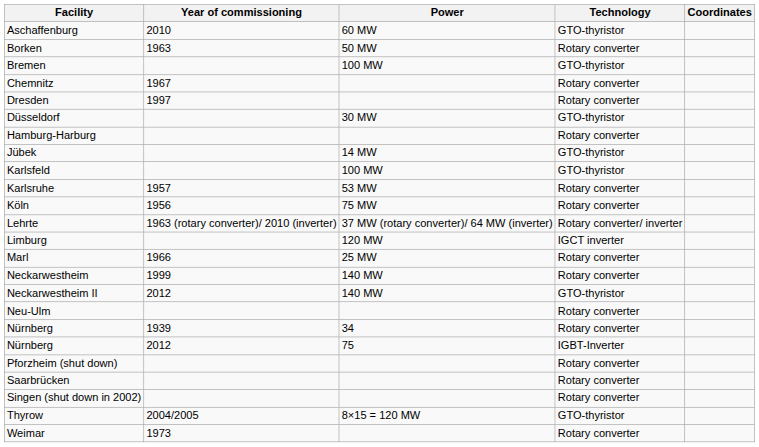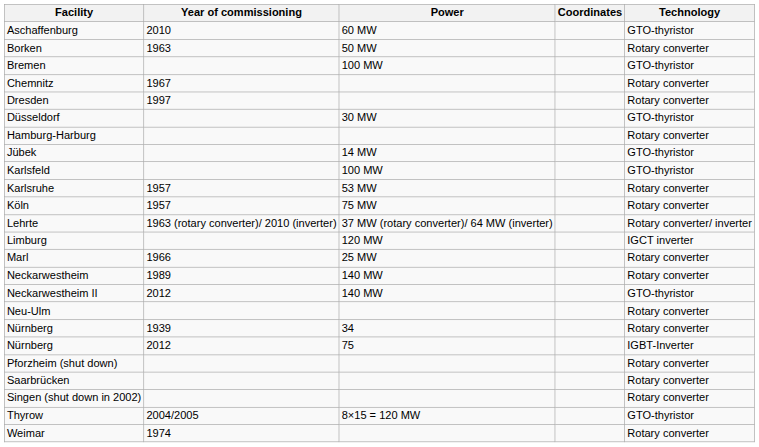columns swapped: (620, 13) <-> (720, 13)
(159, 205) 1956 -> (159, 205) 1957
(159, 275) 1999 -> (159, 275) 1989
(159, 433) 1973 -> (159, 433) 1974
